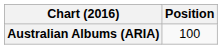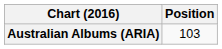(190, 34) 100 -> (190, 34) 103
